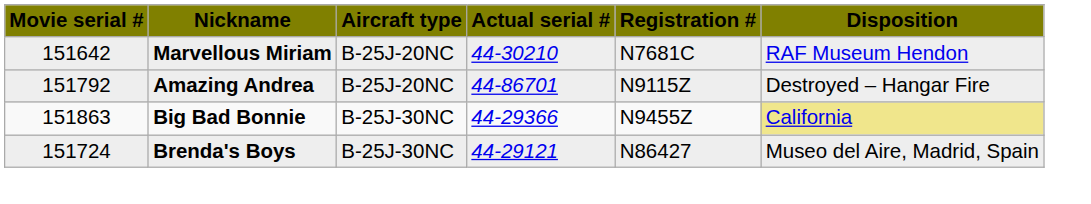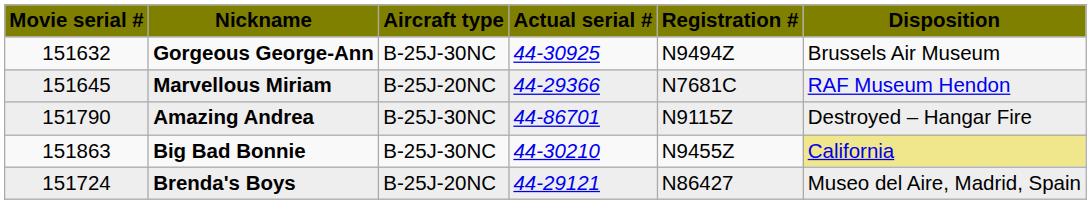+ row: (264, 53)
(77, 53) 151642 -> (77, 85) 151645
(515, 53) 44-30210 -> (557, 85) 44-29366
(77, 85) 151792 -> (77, 118) 151790
(398, 85) B-25J-20NC -> (440, 118) B-25J-30NC
(515, 118) 44-29366 -> (557, 150) 44-30210
(398, 150) B-25J-30NC -> (440, 183) B-25J-20NC
